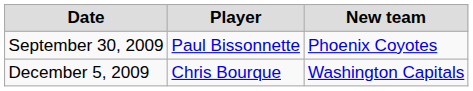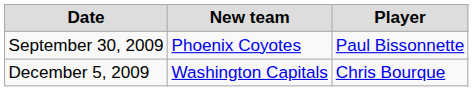columns swapped: (236, 18) <-> (386, 18)
